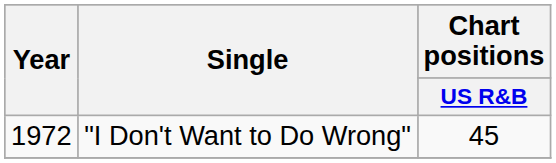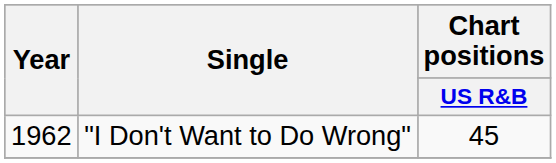(41, 136) 1972 -> (41, 136) 1962
